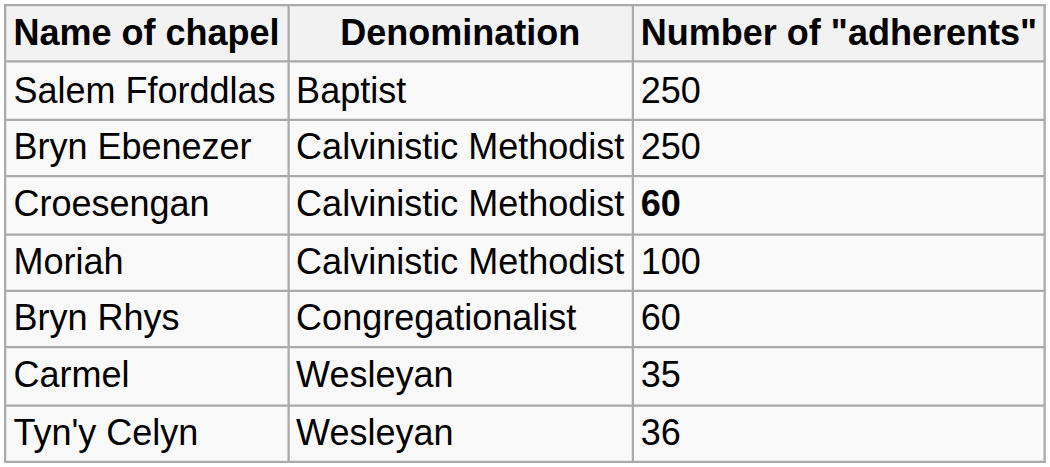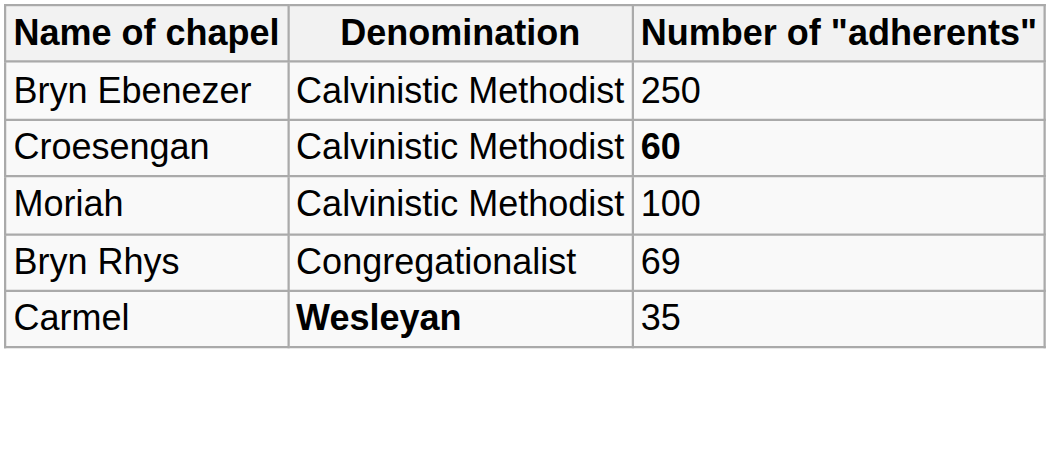- row: (144, 90)
(661, 318) 60 -> (661, 261) 69
(375, 375) normal -> (379, 318) bold
- row: (106, 432)
